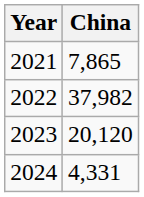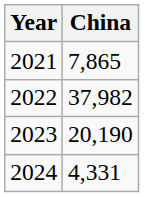(100, 135) 20,120 -> (100, 135) 20,190
